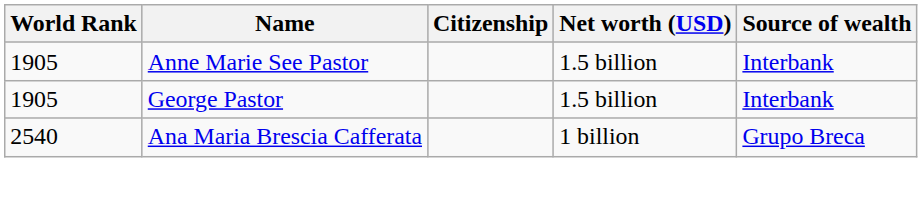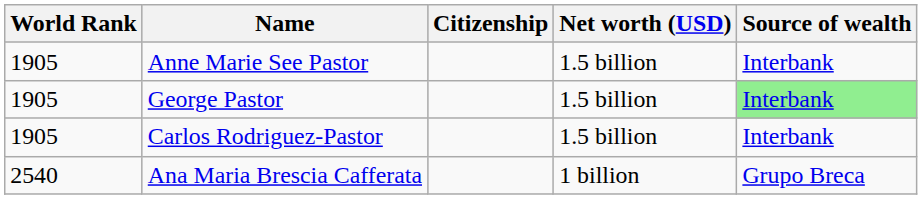(788, 99) no background -> (788, 99) lightgreen background
+ row: (265, 136)
